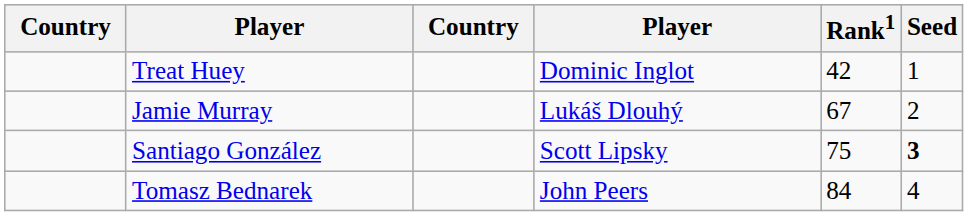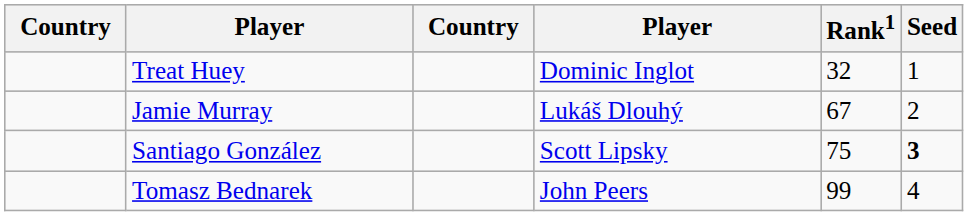(839, 71) 42 -> (839, 71) 32
(839, 190) 84 -> (839, 190) 99
